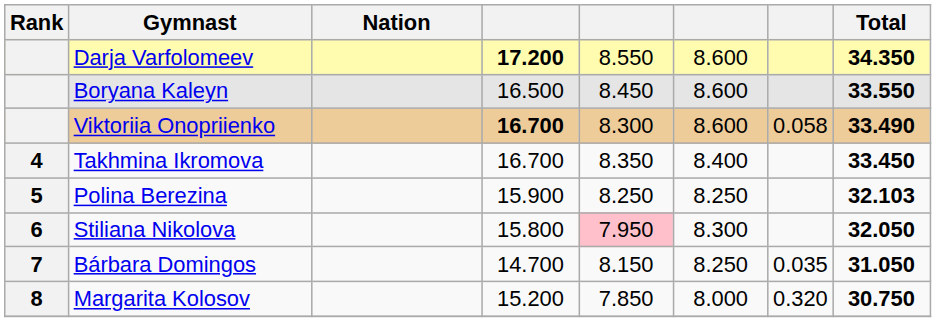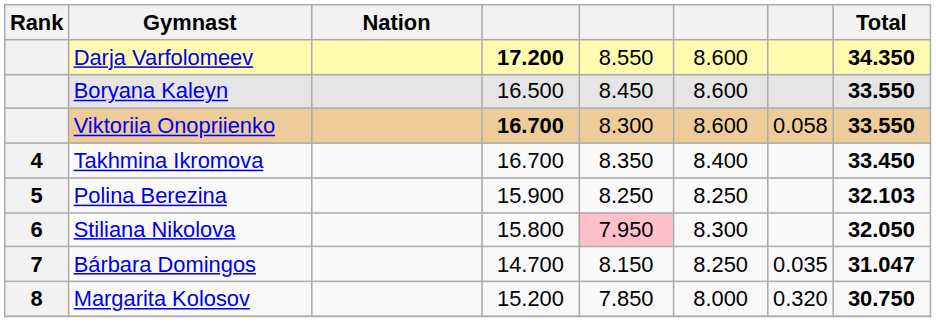(881, 126) 33.490 -> (881, 126) 33.550
(881, 265) 31.050 -> (881, 265) 31.047
